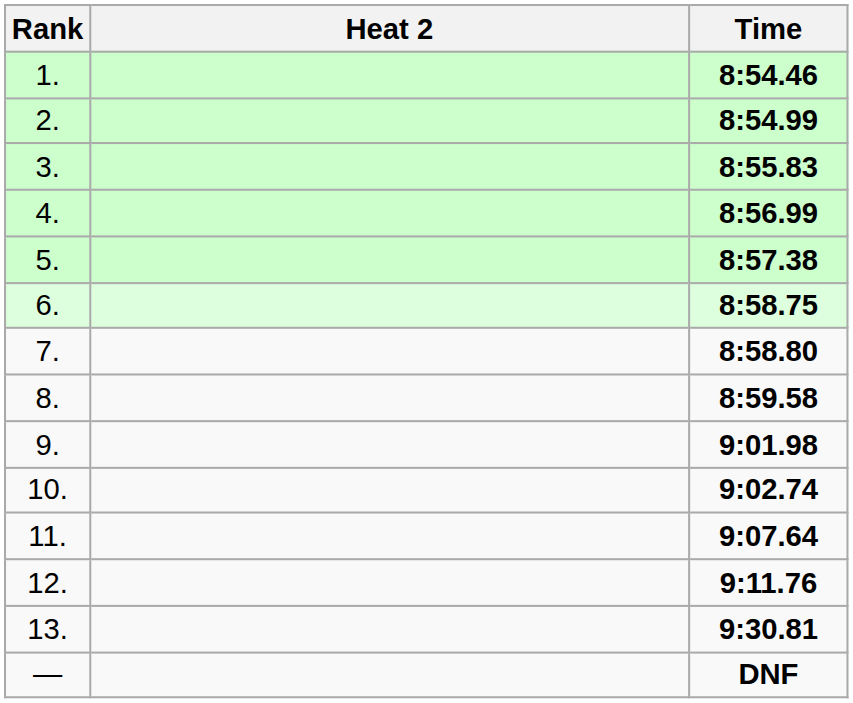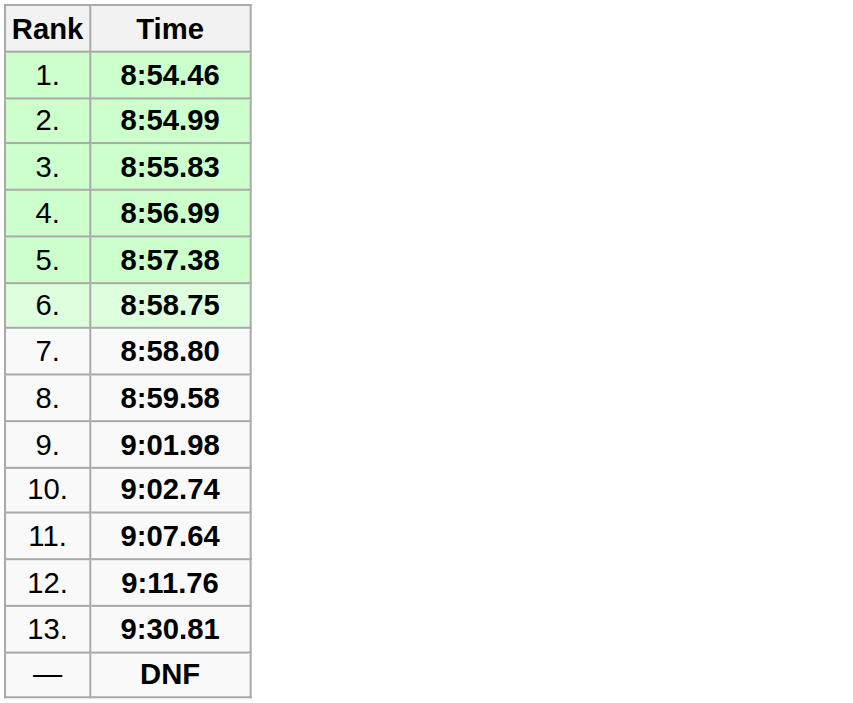- column: (389, 28)
